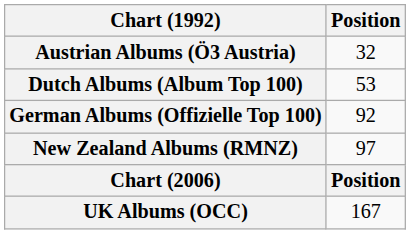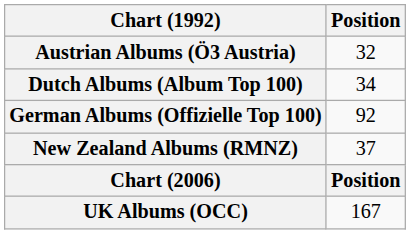(366, 84) 53 -> (366, 84) 34
(366, 148) 97 -> (366, 148) 37
